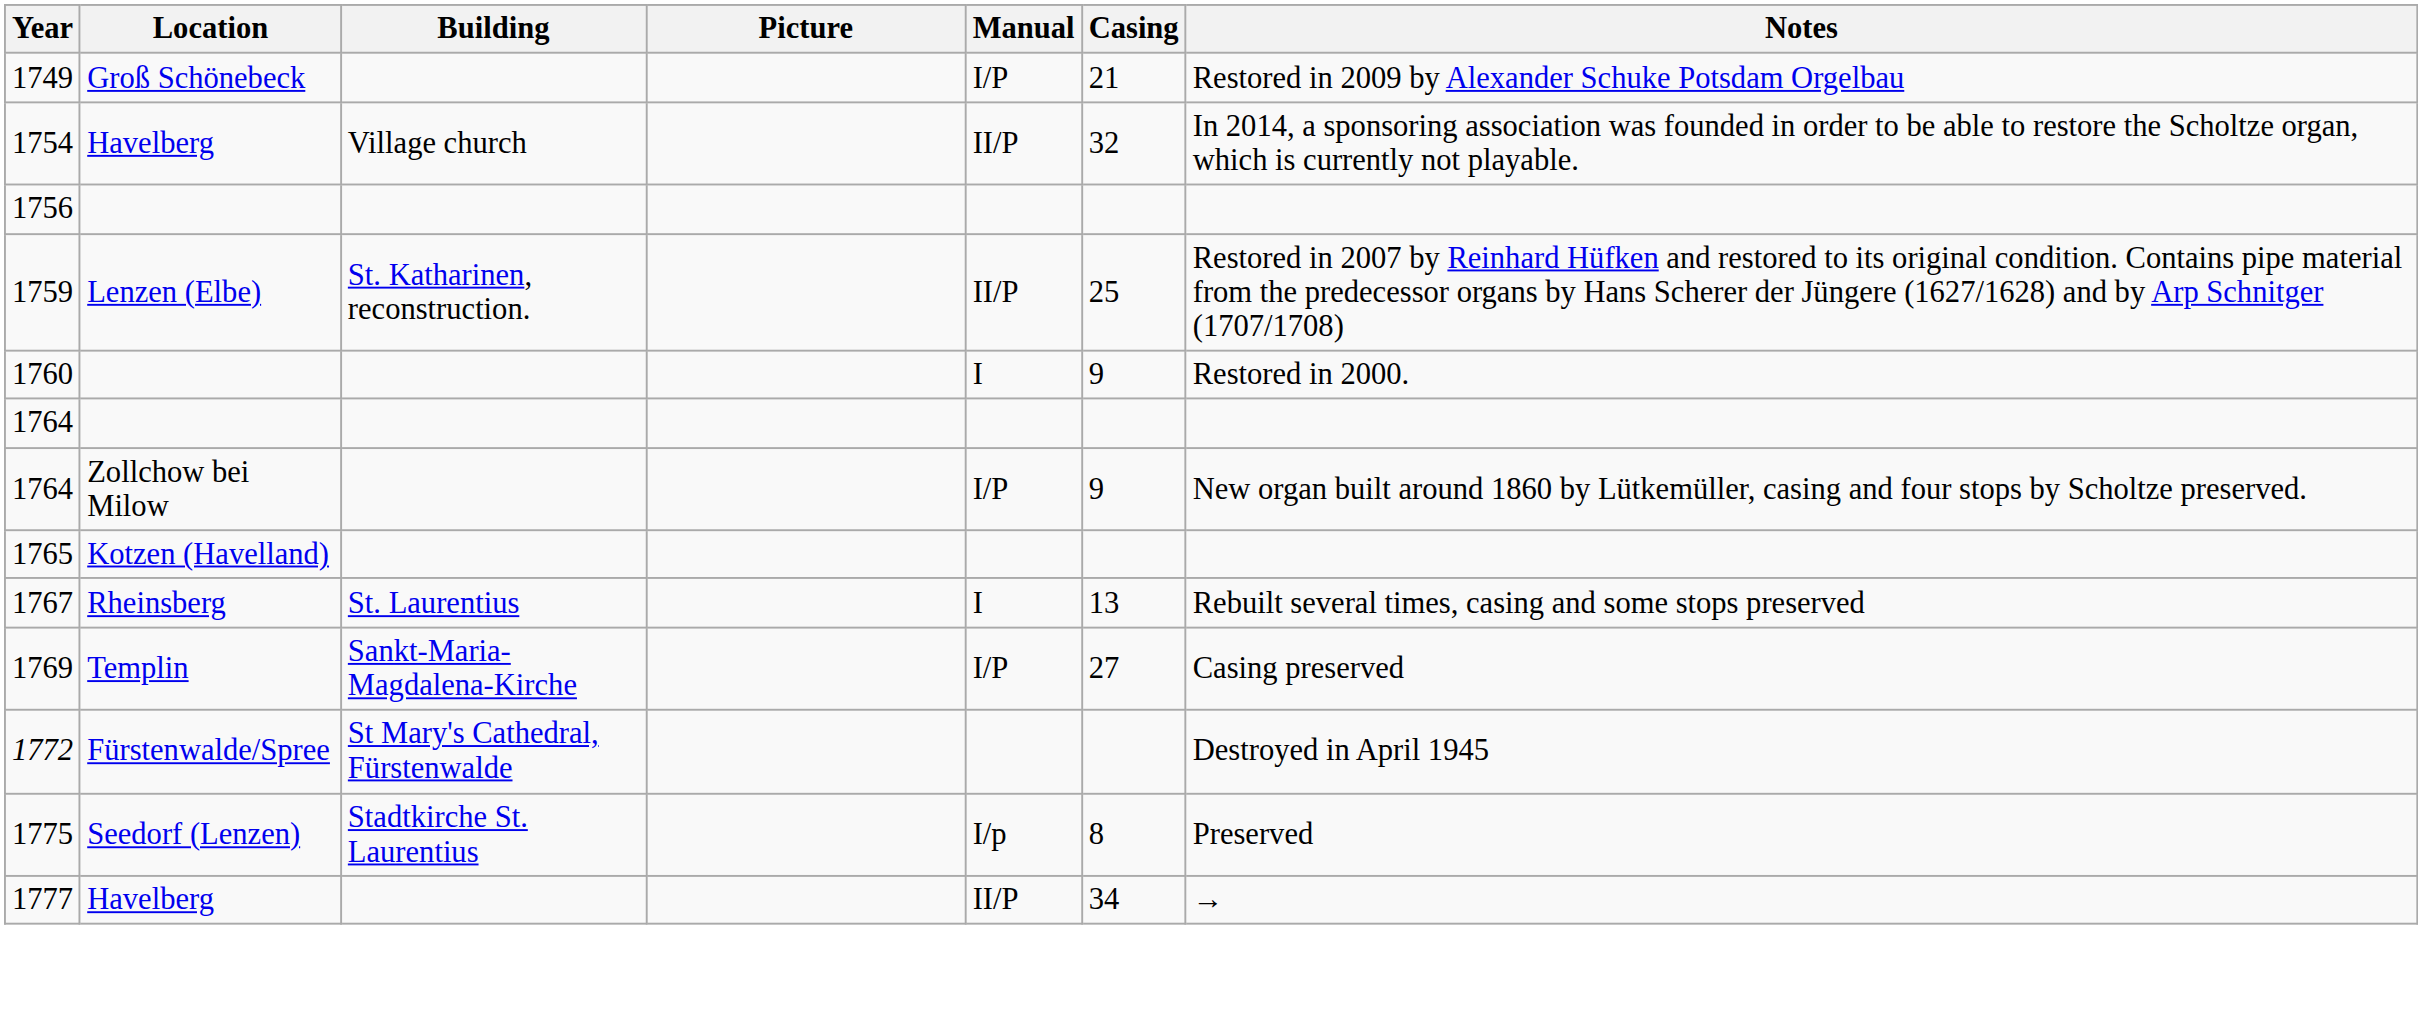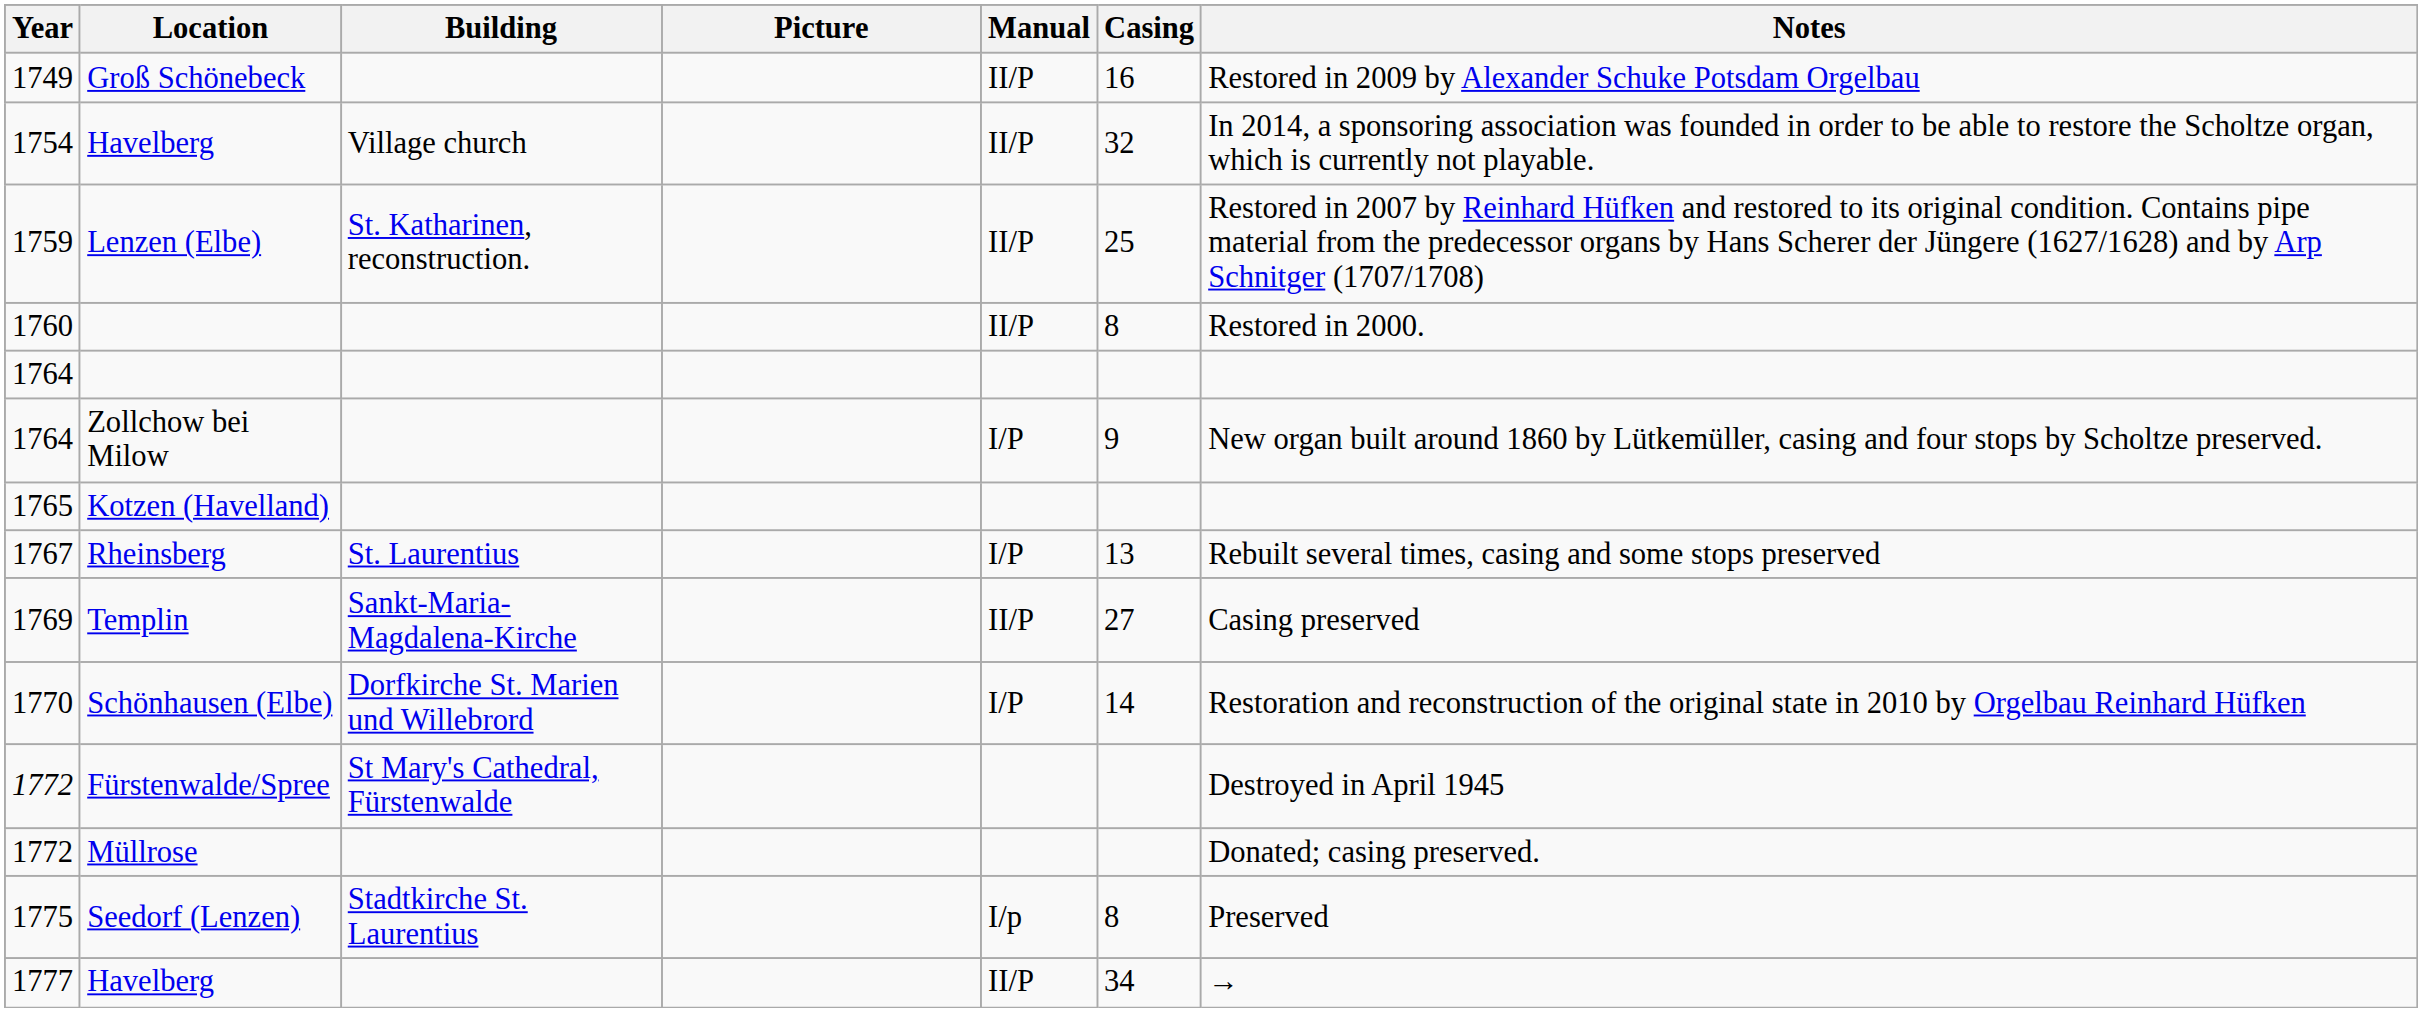(991, 77) I/P -> (1011, 77) II/P
(1104, 77) 21 -> (1119, 77) 16
- row: (43, 208)
(978, 374) I -> (1011, 325) II/P
(1096, 374) 9 -> (1112, 325) 8
(978, 602) I -> (1006, 553) I/P
(991, 668) I/P -> (1011, 619) II/P
+ row: (43, 702)
+ row: (43, 850)
